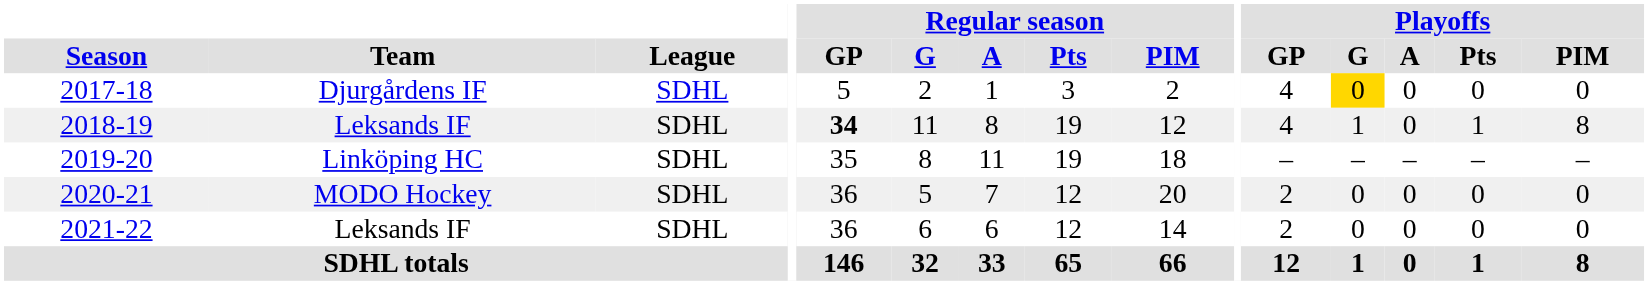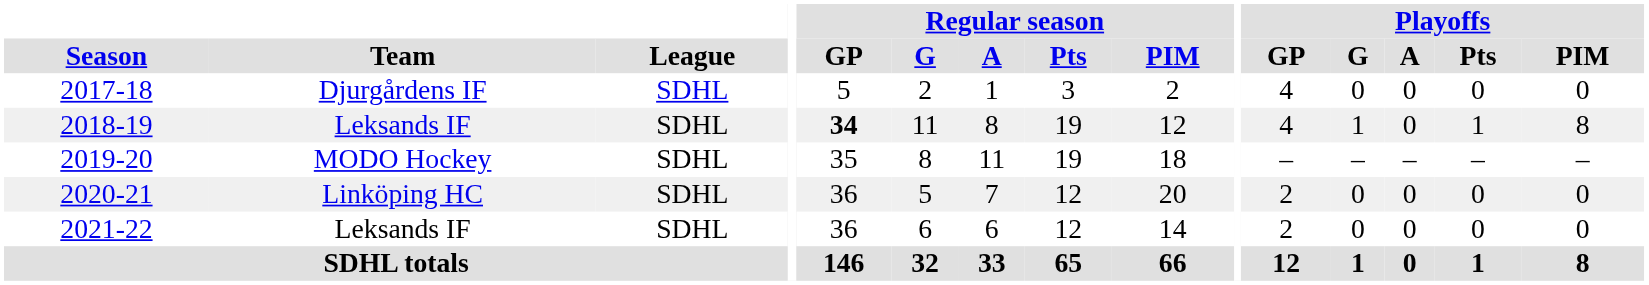(1358, 90) gold background -> (1358, 90) no background
(403, 159) Linköping HC -> (403, 159) MODO Hockey
(403, 193) MODO Hockey -> (403, 193) Linköping HC
